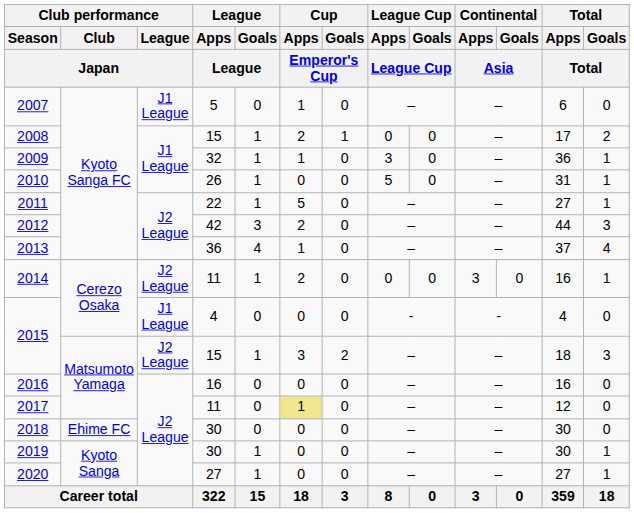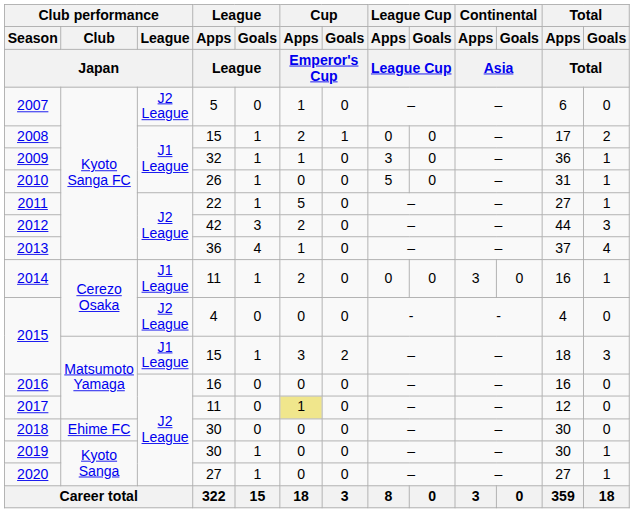(165, 106) J1 League -> (165, 106) J2 League
(165, 278) J2 League -> (165, 278) J1 League
(165, 316) J1 League -> (165, 316) J2 League
(165, 354) J2 League -> (165, 354) J1 League
